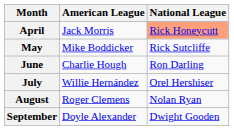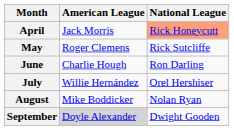(98, 47) Mike Boddicker -> (96, 47) Roger Clemens
(96, 99) Roger Clemens -> (98, 99) Mike Boddicker
(99, 116) no background -> (99, 116) lightgrey background
